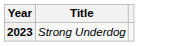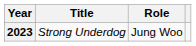+ column: (157, 13)
